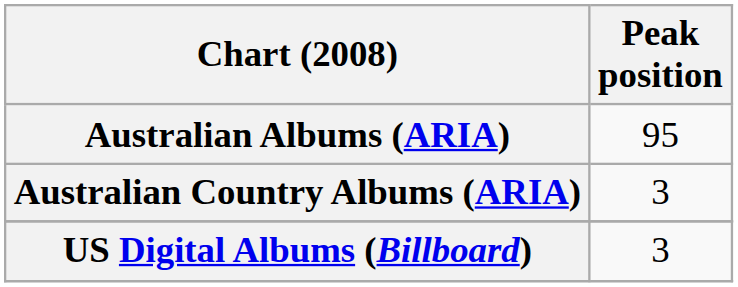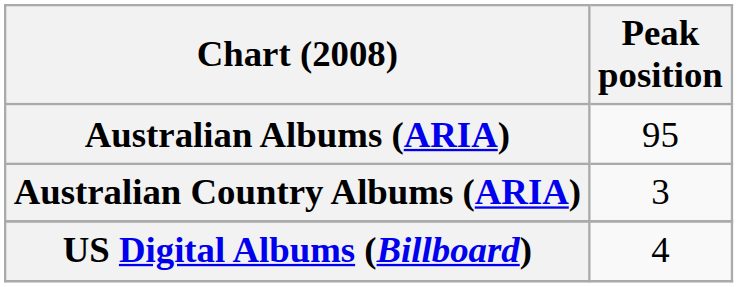(660, 250) 3 -> (660, 250) 4
